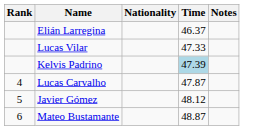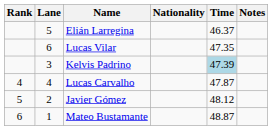+ column: (49, 13)
(193, 47) 47.33 -> (222, 47) 47.35
